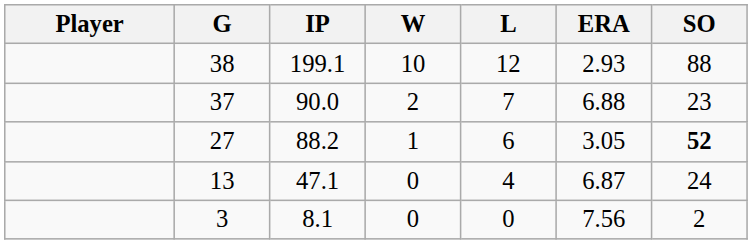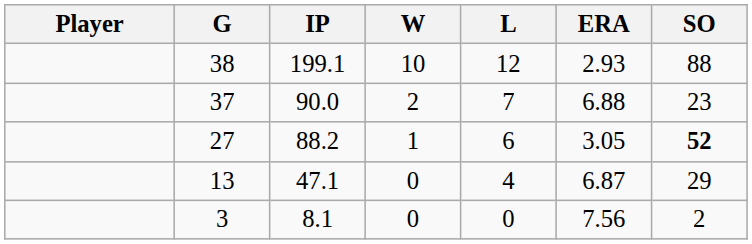(699, 180) 24 -> (699, 180) 29
